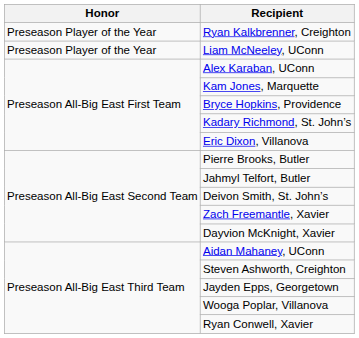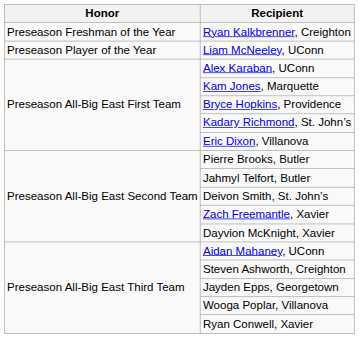(82, 31) Preseason Player of the Year -> (91, 31) Preseason Freshman of the Year
